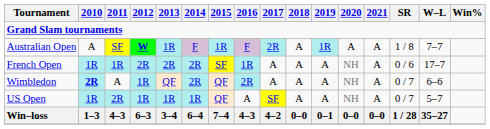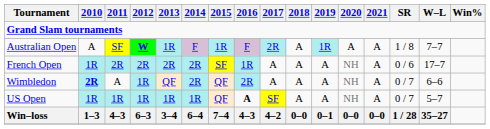(117, 63) 1R -> (117, 63) 2R
(117, 98) 2R -> (117, 98) 1R
(247, 98) normal -> (247, 98) bold
